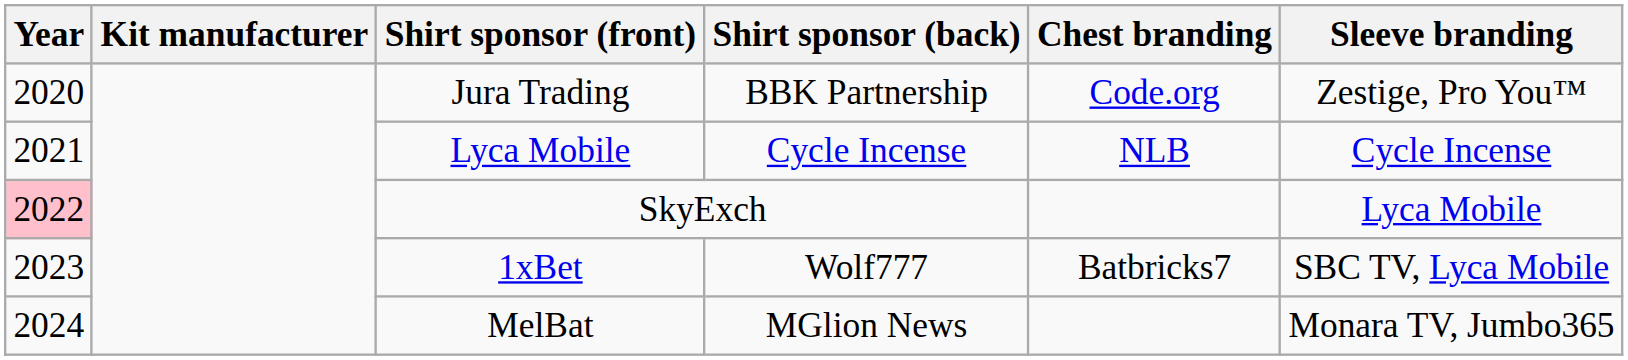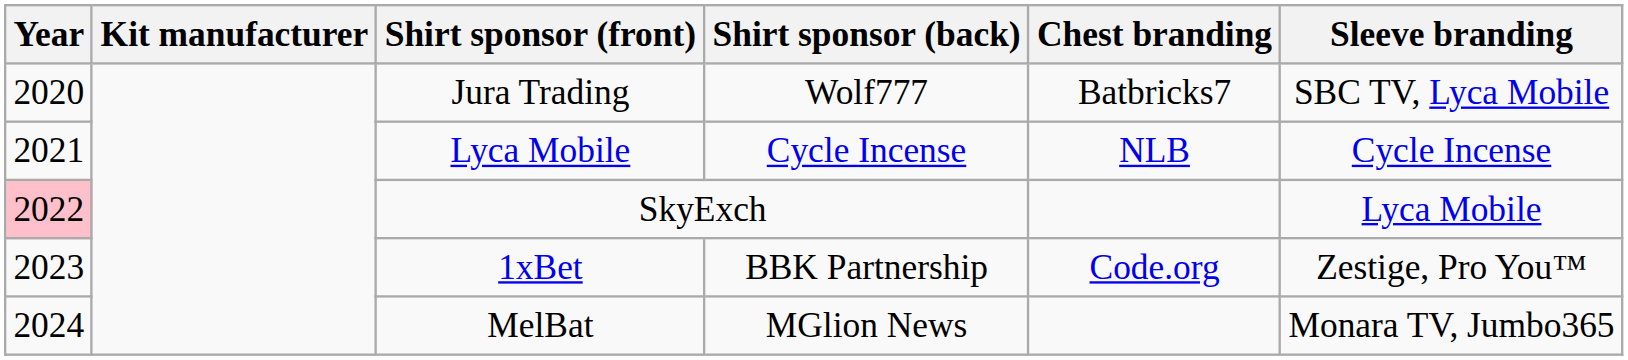(867, 92) BBK Partnership -> (867, 92) Wolf777
(1155, 92) Code.org -> (1155, 92) Batbricks7
(1452, 92) Zestige, Pro You™ -> (1452, 92) SBC TV, Lyca Mobile
(867, 267) Wolf777 -> (867, 267) BBK Partnership
(1155, 267) Batbricks7 -> (1155, 267) Code.org
(1452, 267) SBC TV, Lyca Mobile -> (1452, 267) Zestige, Pro You™
